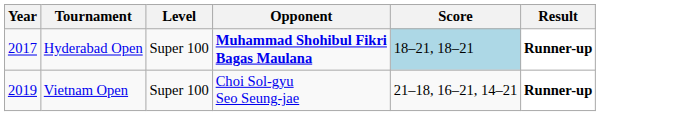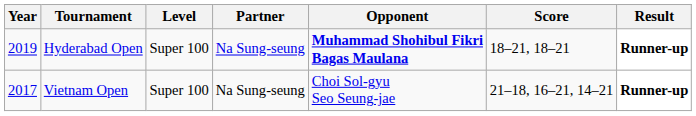+ column: (260, 16)
(22, 49) 2017 -> (22, 49) 2019
(434, 49) lightblue background -> (530, 49) no background
(22, 90) 2019 -> (22, 90) 2017
